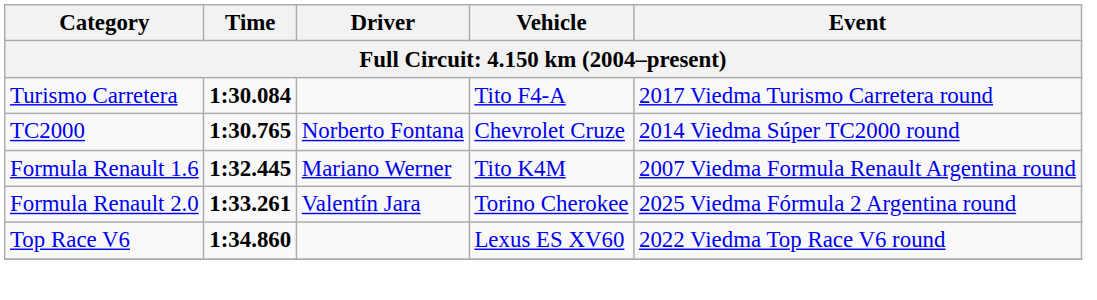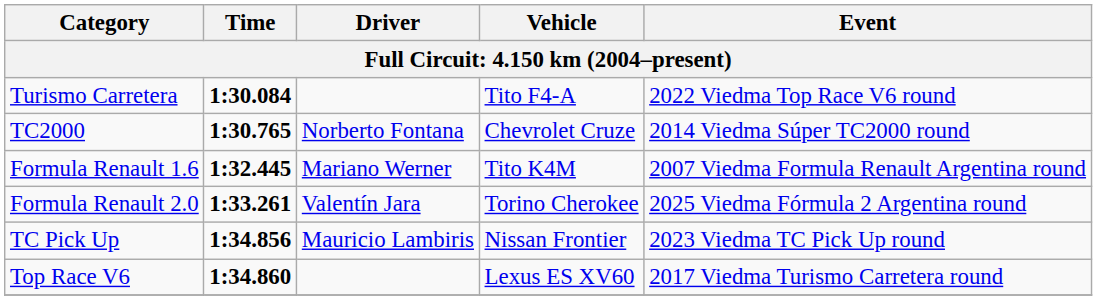(816, 95) 2017 Viedma Turismo Carretera round -> (802, 95) 2022 Viedma Top Race V6 round
+ row: (65, 240)
(792, 240) 2022 Viedma Top Race V6 round -> (826, 276) 2017 Viedma Turismo Carretera round
